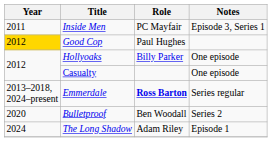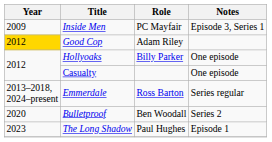(16, 27) 2011 -> (16, 27) 2009
(161, 42) Paul Hughes -> (160, 42) Adam Riley
(162, 93) bold -> (160, 93) normal
(16, 129) 2024 -> (16, 129) 2023
(160, 129) Adam Riley -> (161, 129) Paul Hughes
